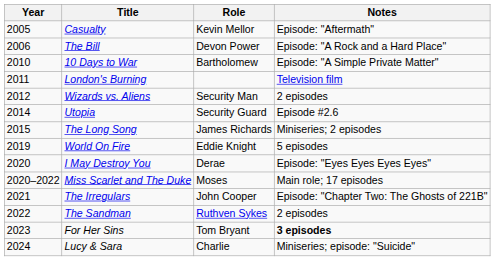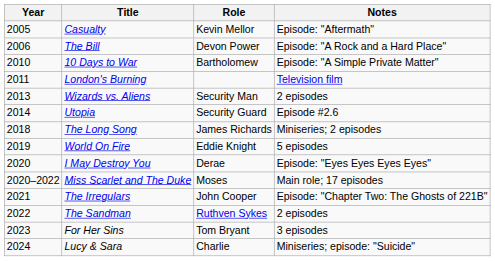(19, 96) 2012 -> (19, 96) 2013
(19, 130) 2015 -> (19, 130) 2018
(304, 230) bold -> (302, 230) normal
